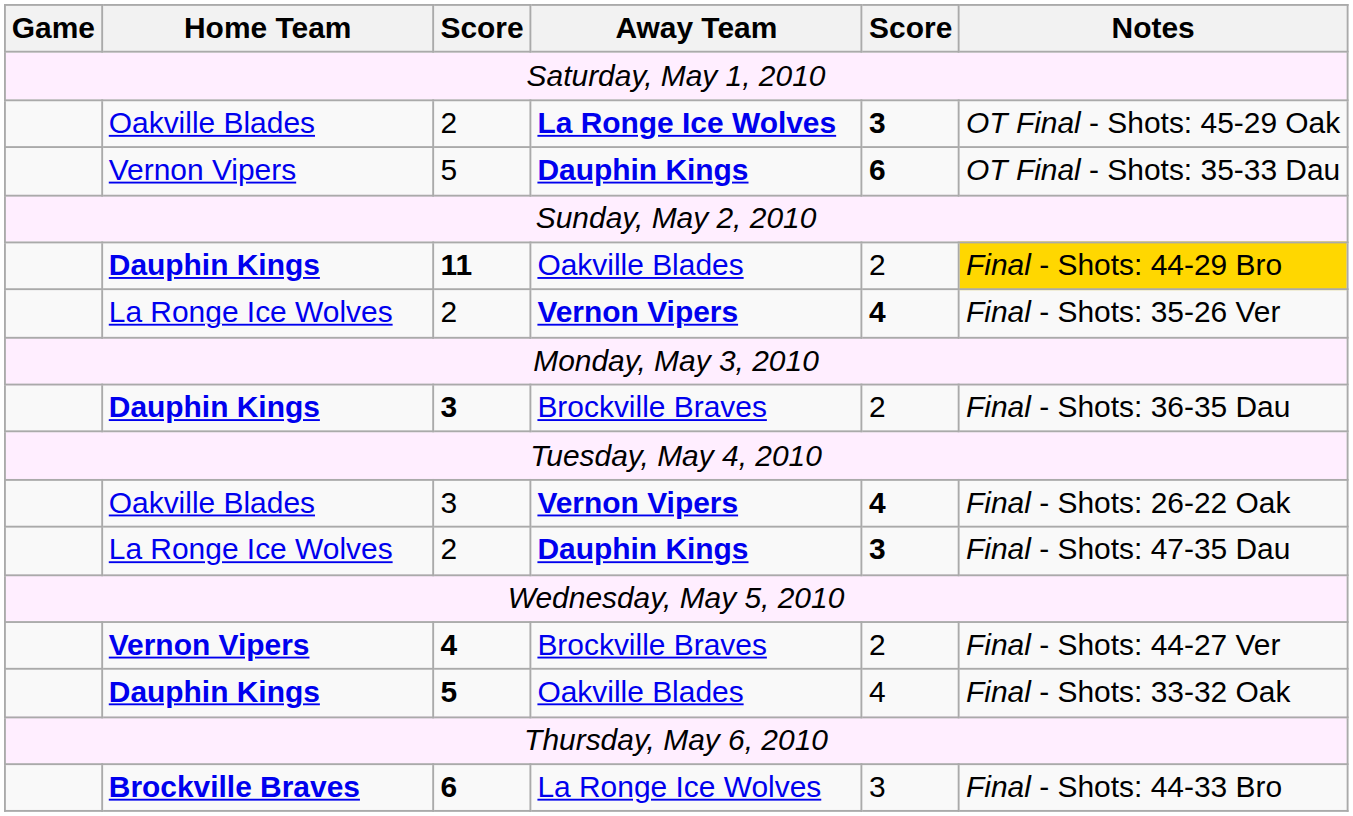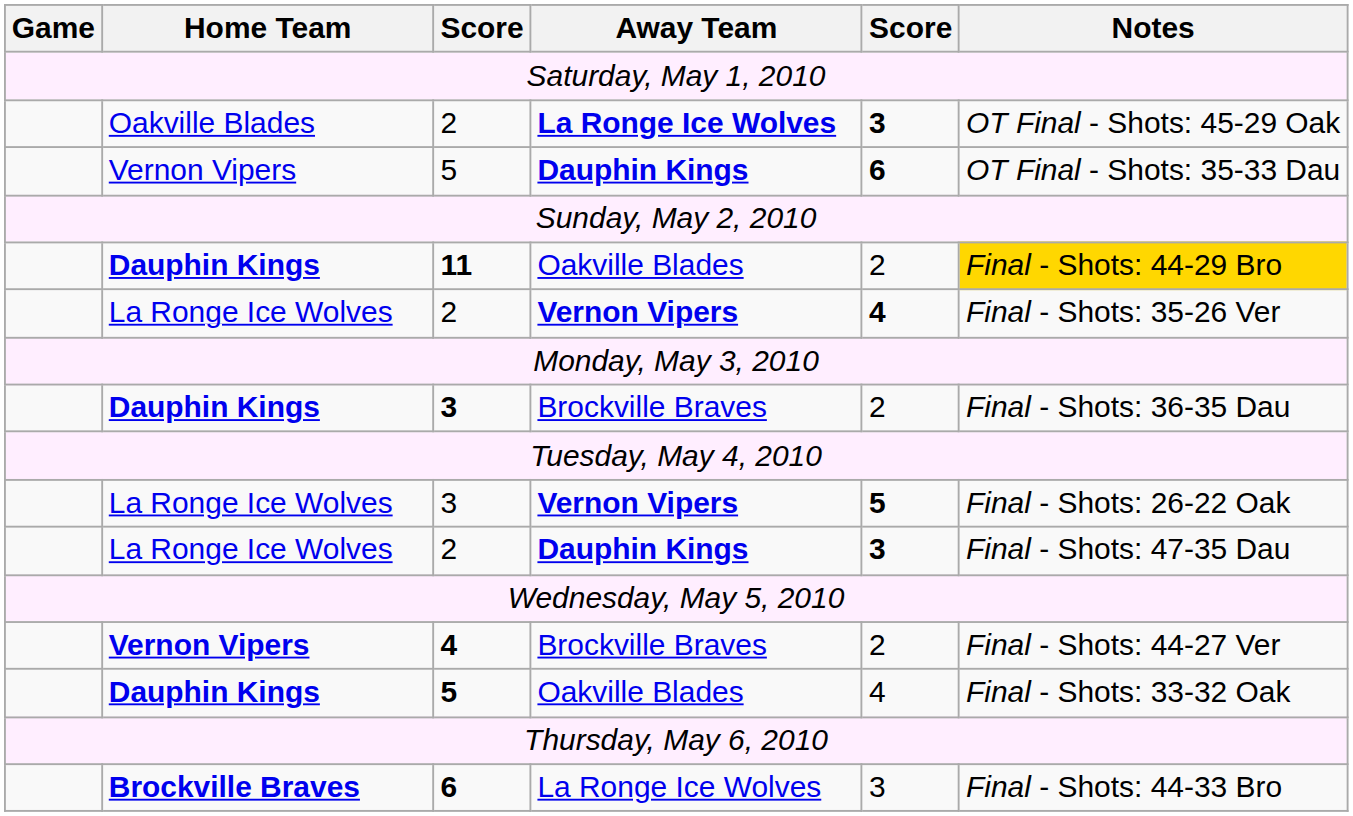(212, 502) Oakville Blades -> (251, 502) La Ronge Ice Wolves
(877, 502) 4 -> (877, 502) 5
